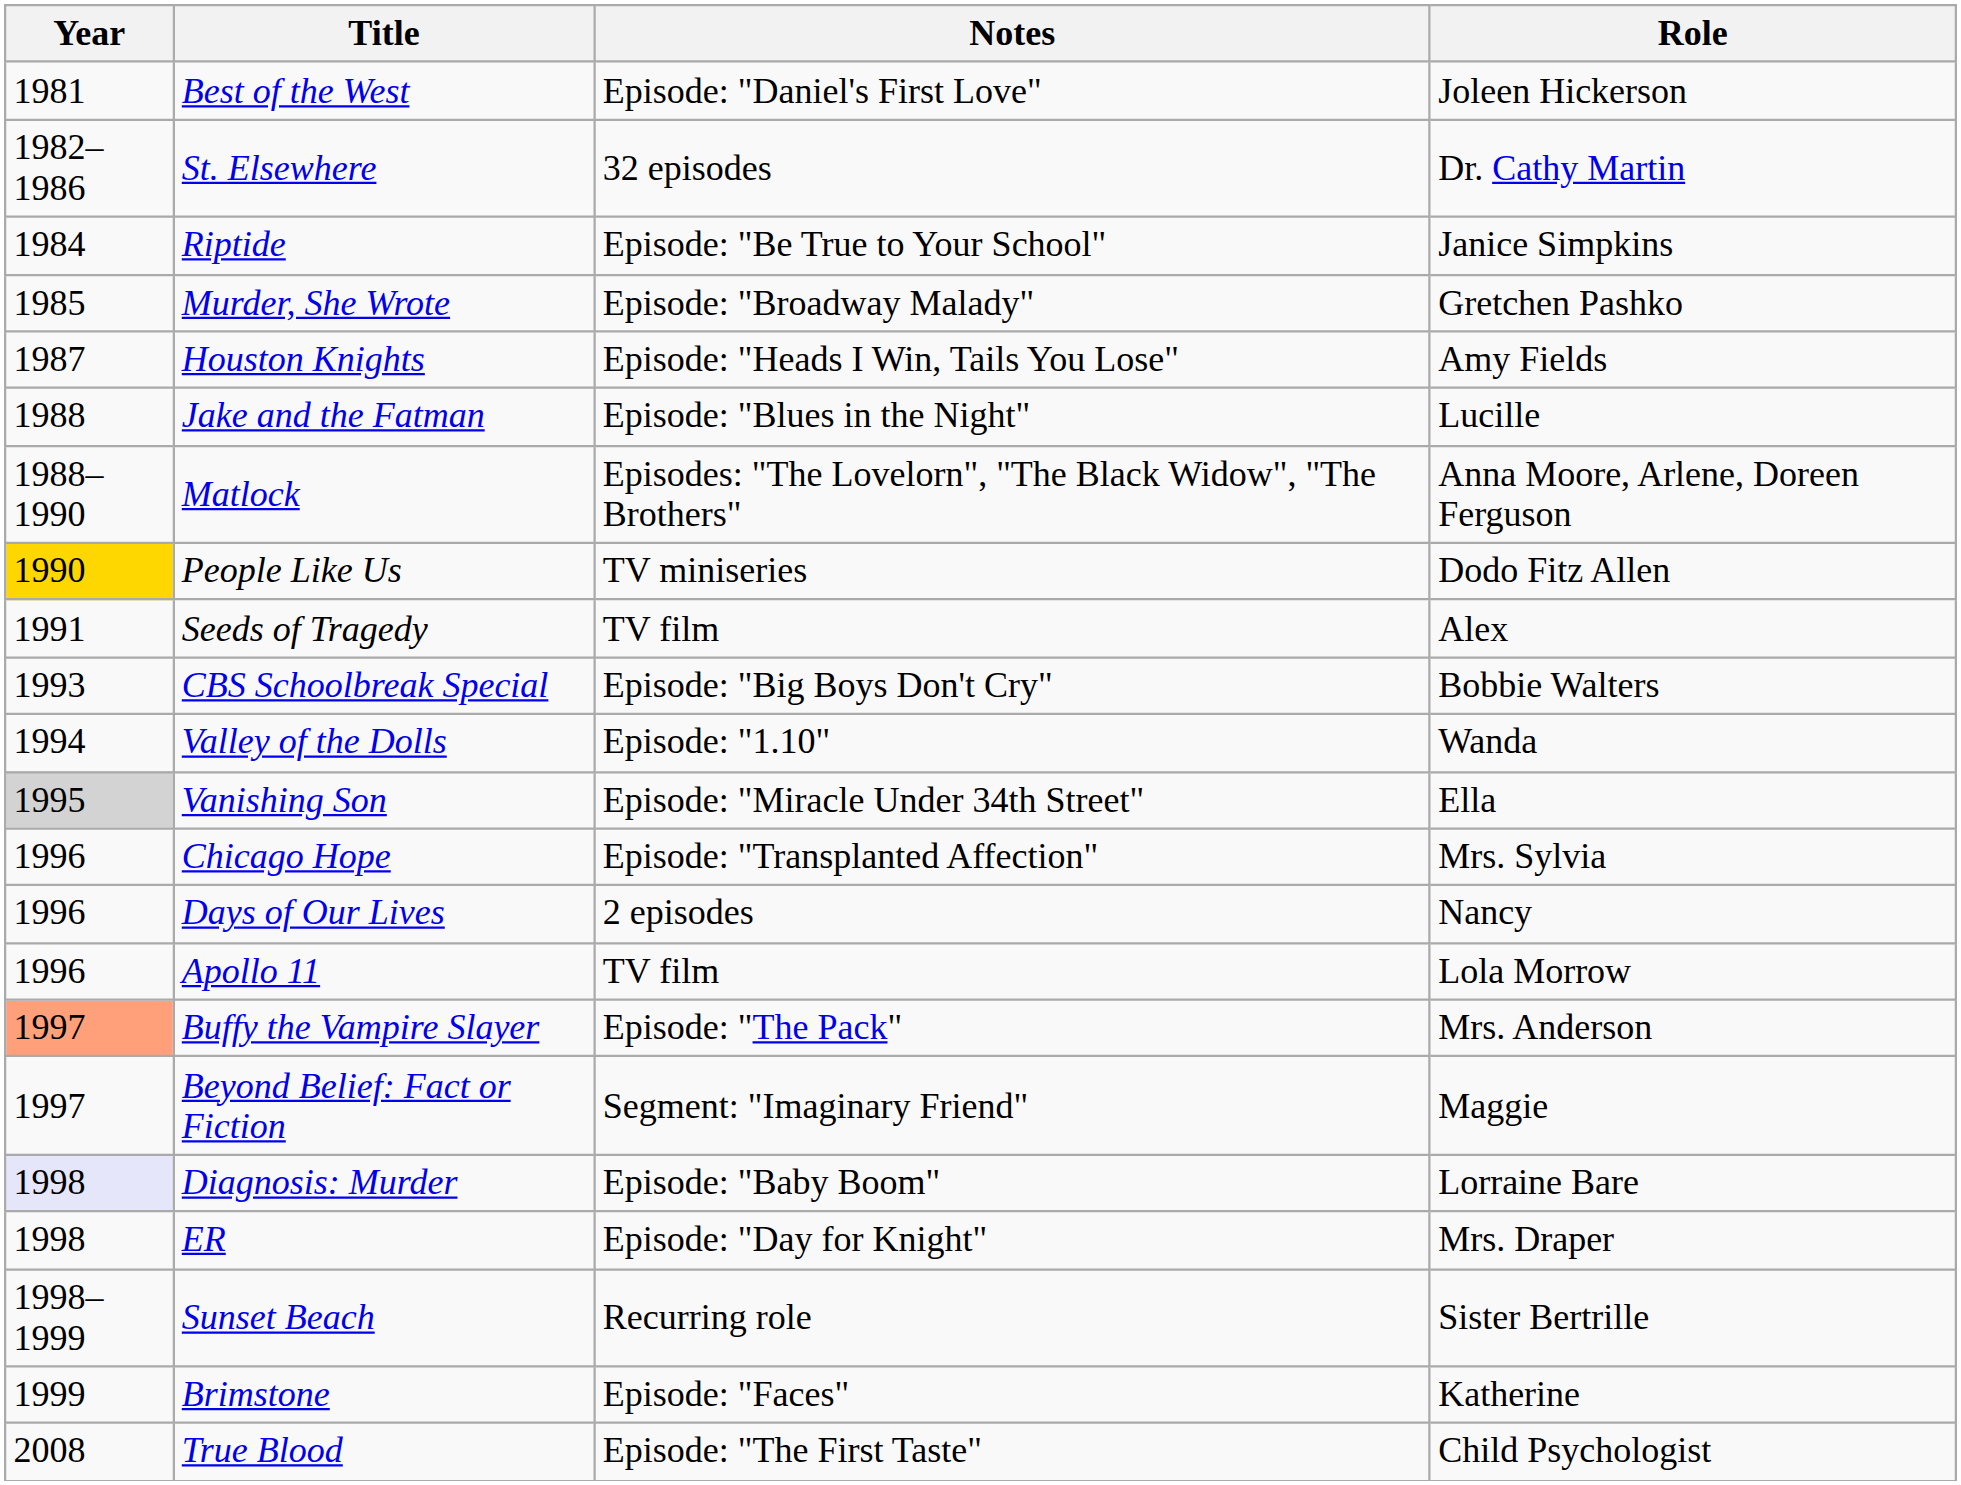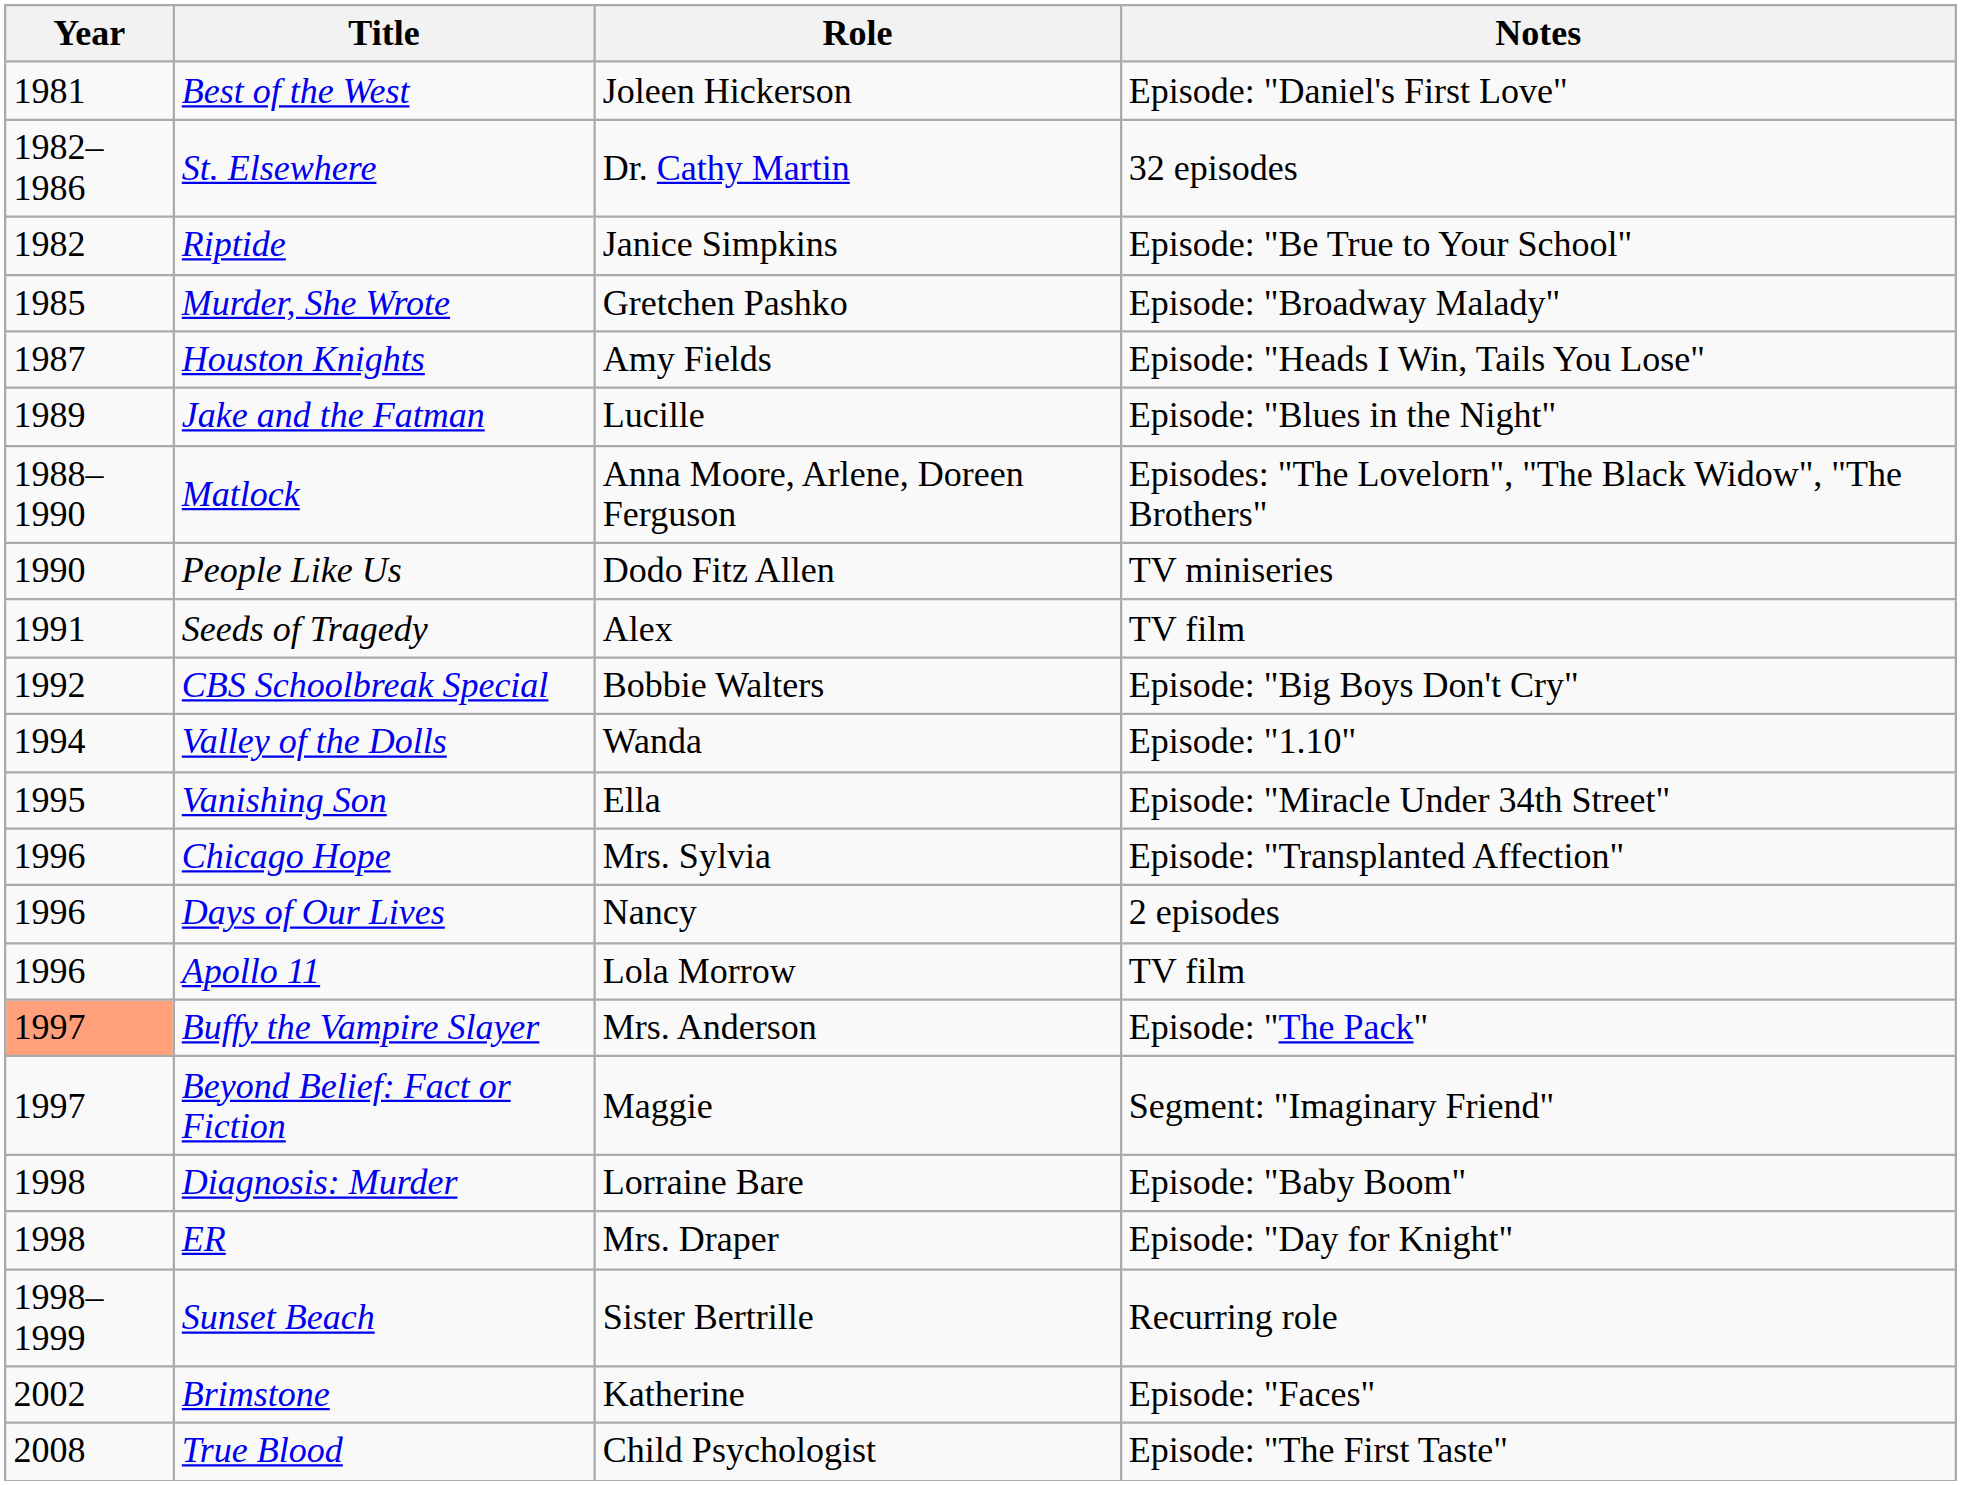columns swapped: (1693, 33) <-> (1012, 33)
(49, 244) 1984 -> (49, 244) 1982
(49, 416) 1988 -> (49, 416) 1989
(49, 570) gold background -> (49, 570) no background
(49, 684) 1993 -> (49, 684) 1992
(49, 799) lightgrey background -> (49, 799) no background
(49, 1182) lavender background -> (49, 1182) no background
(49, 1394) 1999 -> (49, 1394) 2002
